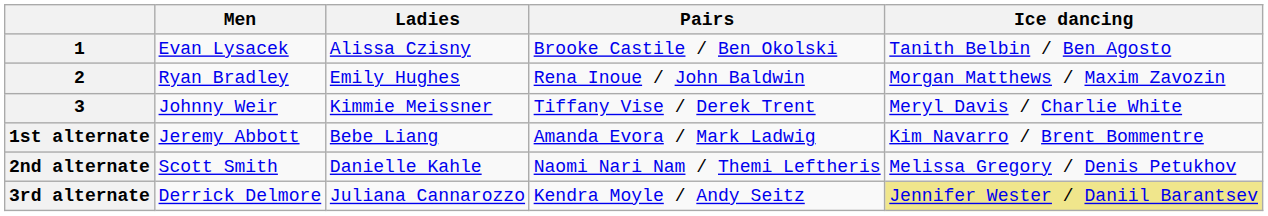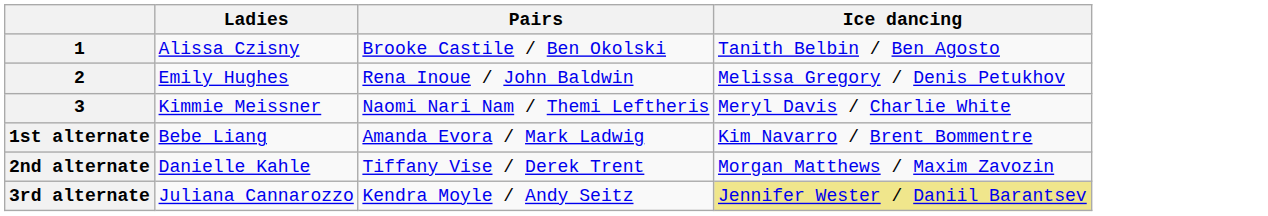- column: (240, 19)
(1057, 78) Morgan Matthews / Maxim Zavozin -> (892, 78) Melissa Gregory / Denis Petukhov
(675, 108) Tiffany Vise / Derek Trent -> (536, 108) Naomi Nari Nam / Themi Leftheris
(707, 167) Naomi Nari Nam / Themi Leftheris -> (503, 167) Tiffany Vise / Derek Trent
(1063, 167) Melissa Gregory / Denis Petukhov -> (886, 167) Morgan Matthews / Maxim Zavozin
